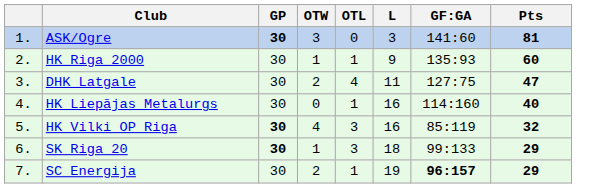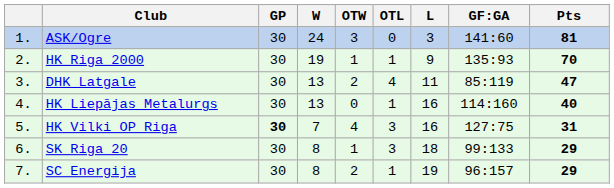+ column: (316, 16)
(278, 38) bold -> (278, 38) normal
(531, 60) 60 -> (569, 60) 70
(451, 82) 127:75 -> (489, 82) 85:119
(451, 127) 85:119 -> (489, 127) 127:75
(531, 127) 32 -> (569, 127) 31
(278, 149) bold -> (278, 149) normal
(451, 171) bold -> (489, 171) normal
